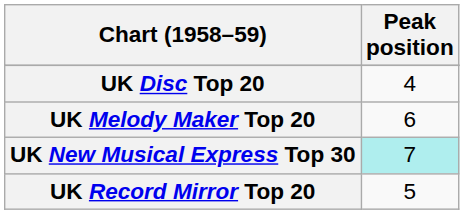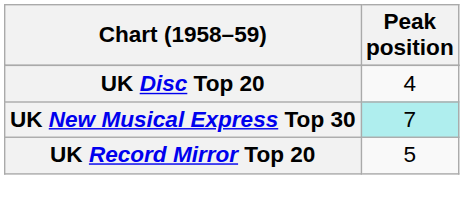- row: (183, 119)
